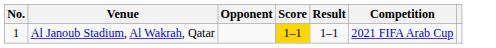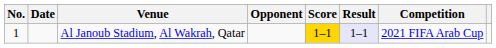+ column: (43, 14)
(329, 33) no background -> (359, 33) lavender background
